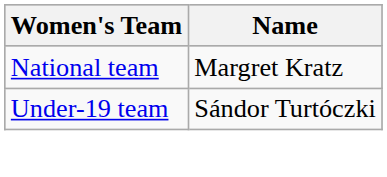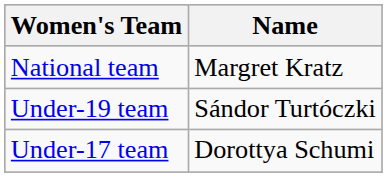+ row: (90, 150)
